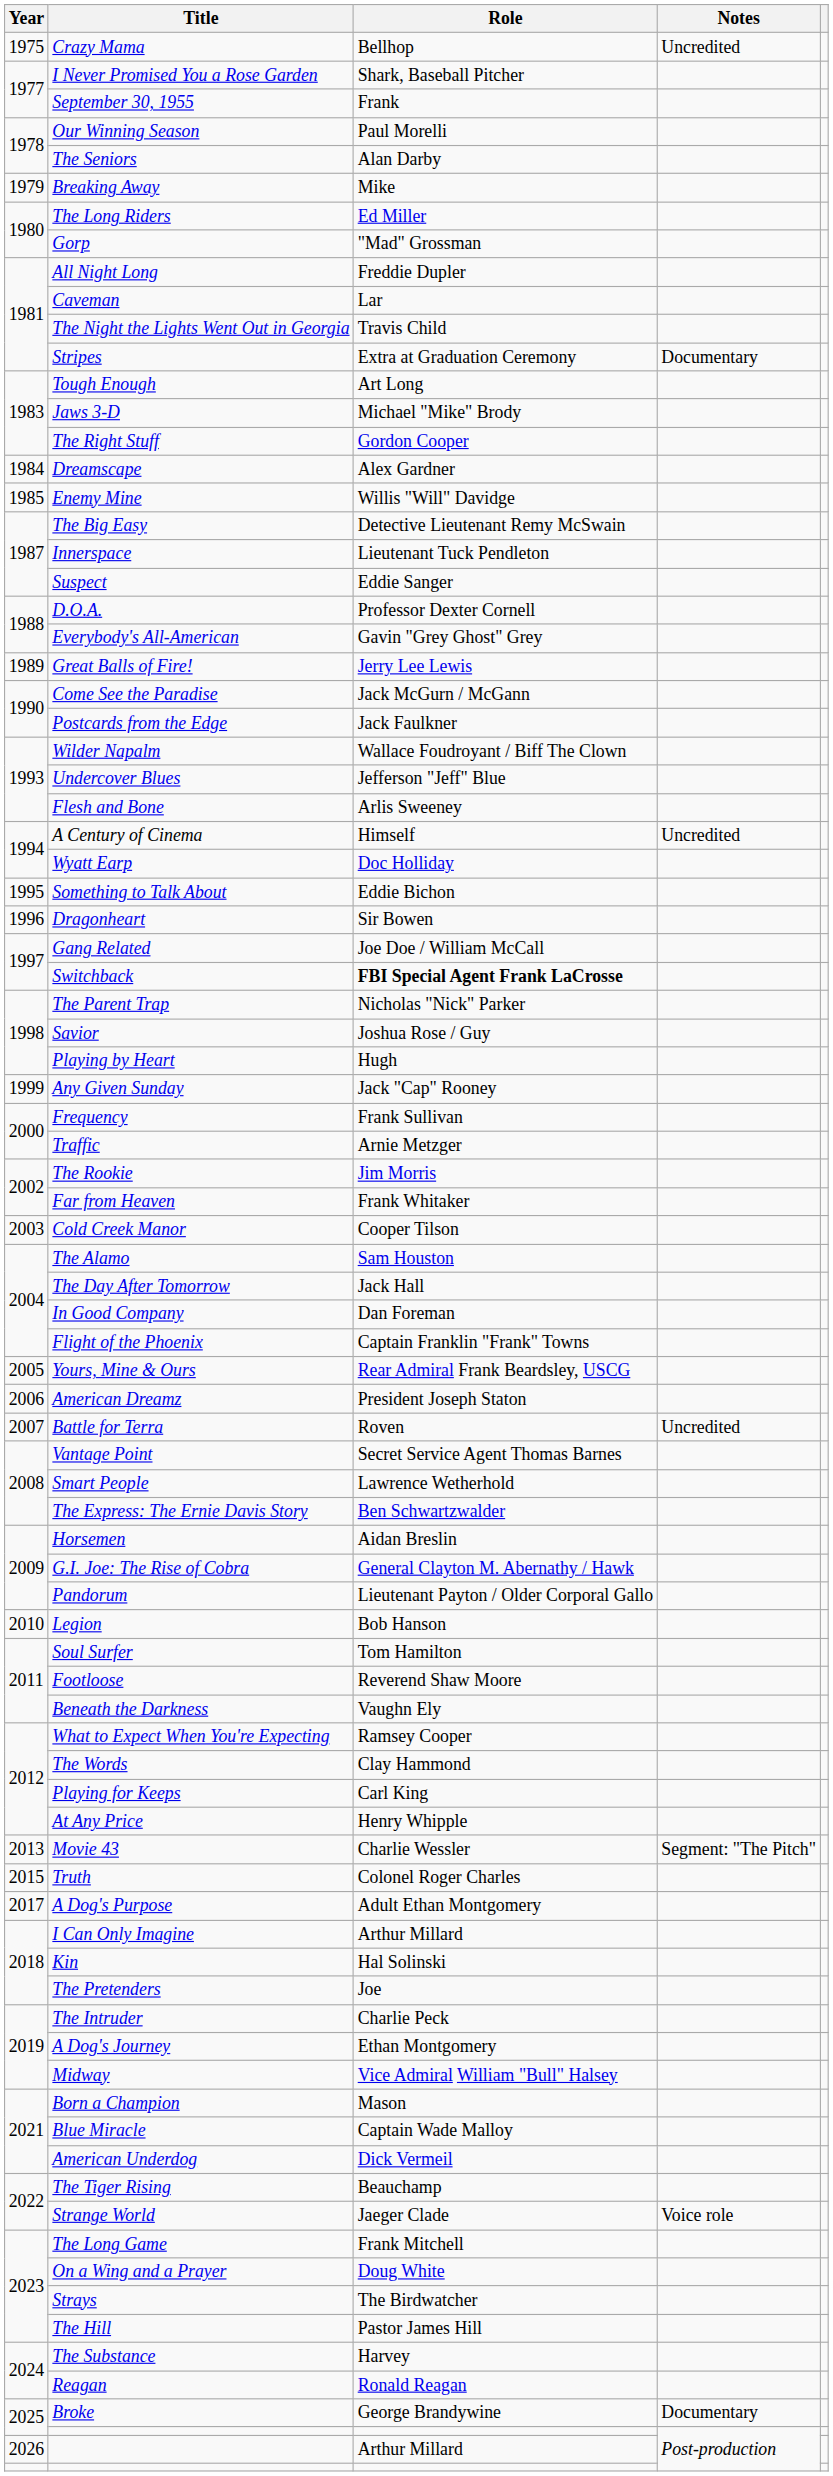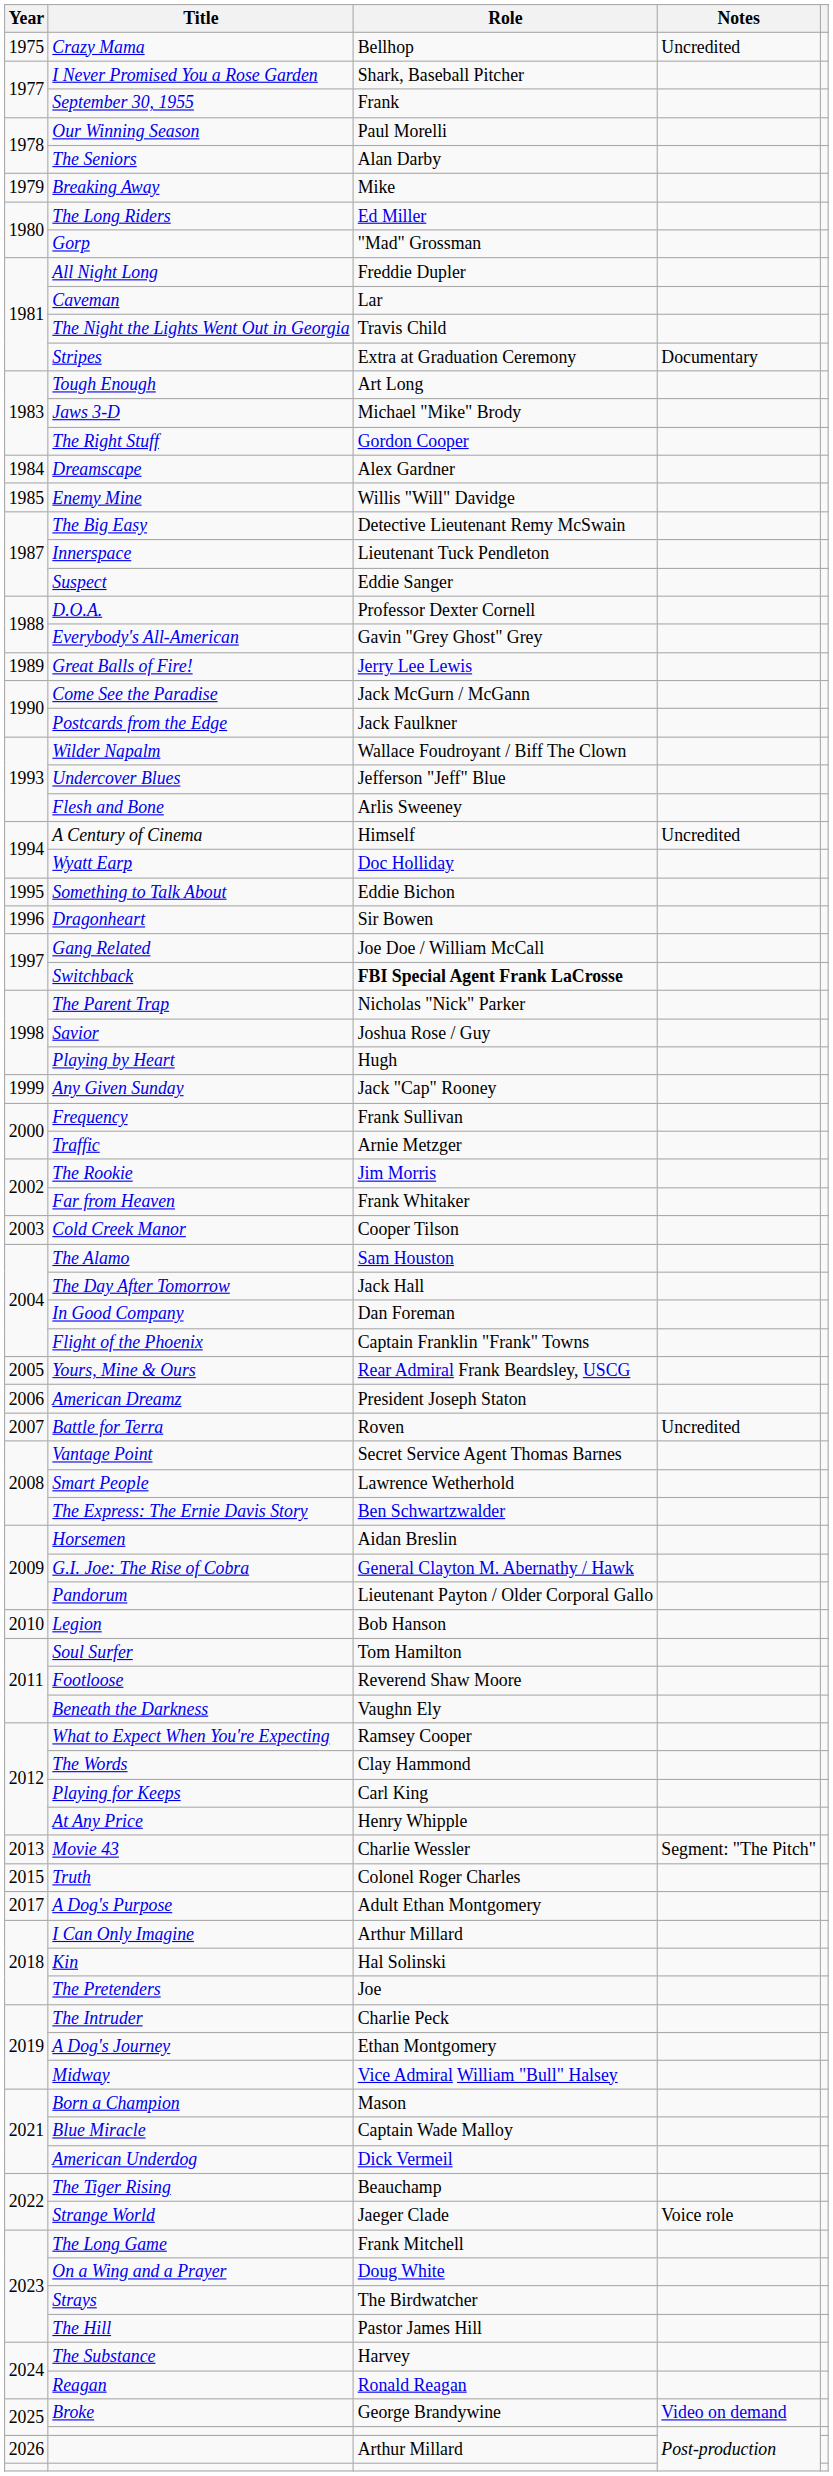(710, 2412) Documentary -> (724, 2412) Video on demand
